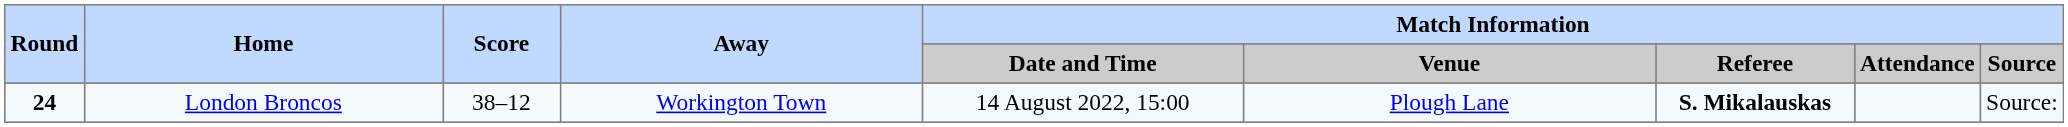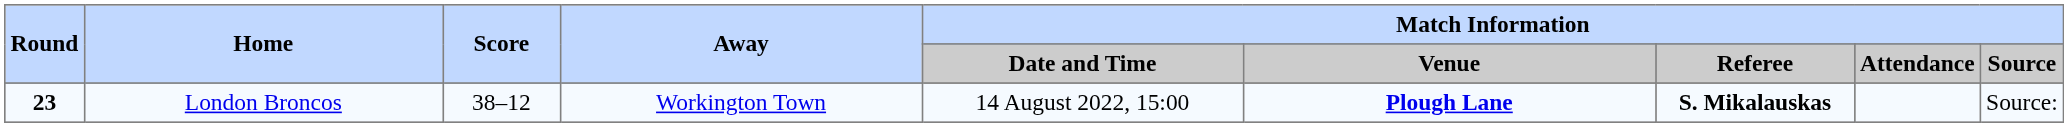(44, 102) 24 -> (44, 102) 23
(1449, 102) normal -> (1449, 102) bold
